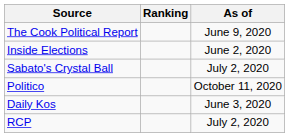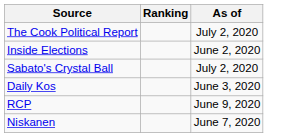(238, 31) June 9, 2020 -> (227, 31) July 2, 2020
- row: (26, 86)
(238, 123) July 2, 2020 -> (227, 104) June 9, 2020
+ row: (31, 123)
